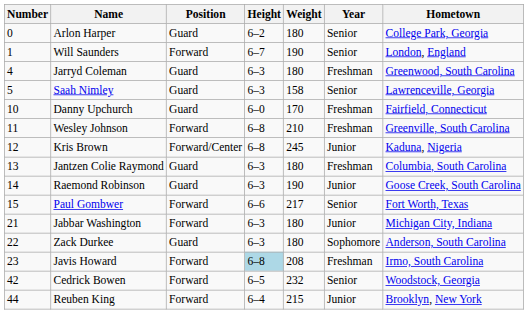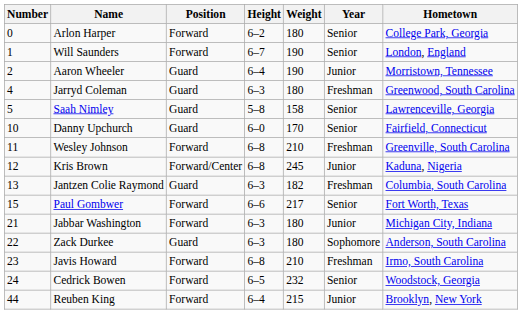(184, 33) Guard -> (189, 33) Forward
+ row: (89, 71)
(256, 90) 6–3 -> (256, 109) 5–8
(350, 109) Freshman -> (342, 128) Senior
(295, 166) 180 -> (295, 185) 182
- row: (99, 185)
(256, 261) lightblue background -> (256, 261) no background
(295, 261) 208 -> (295, 261) 210
(13, 280) 42 -> (13, 280) 24
